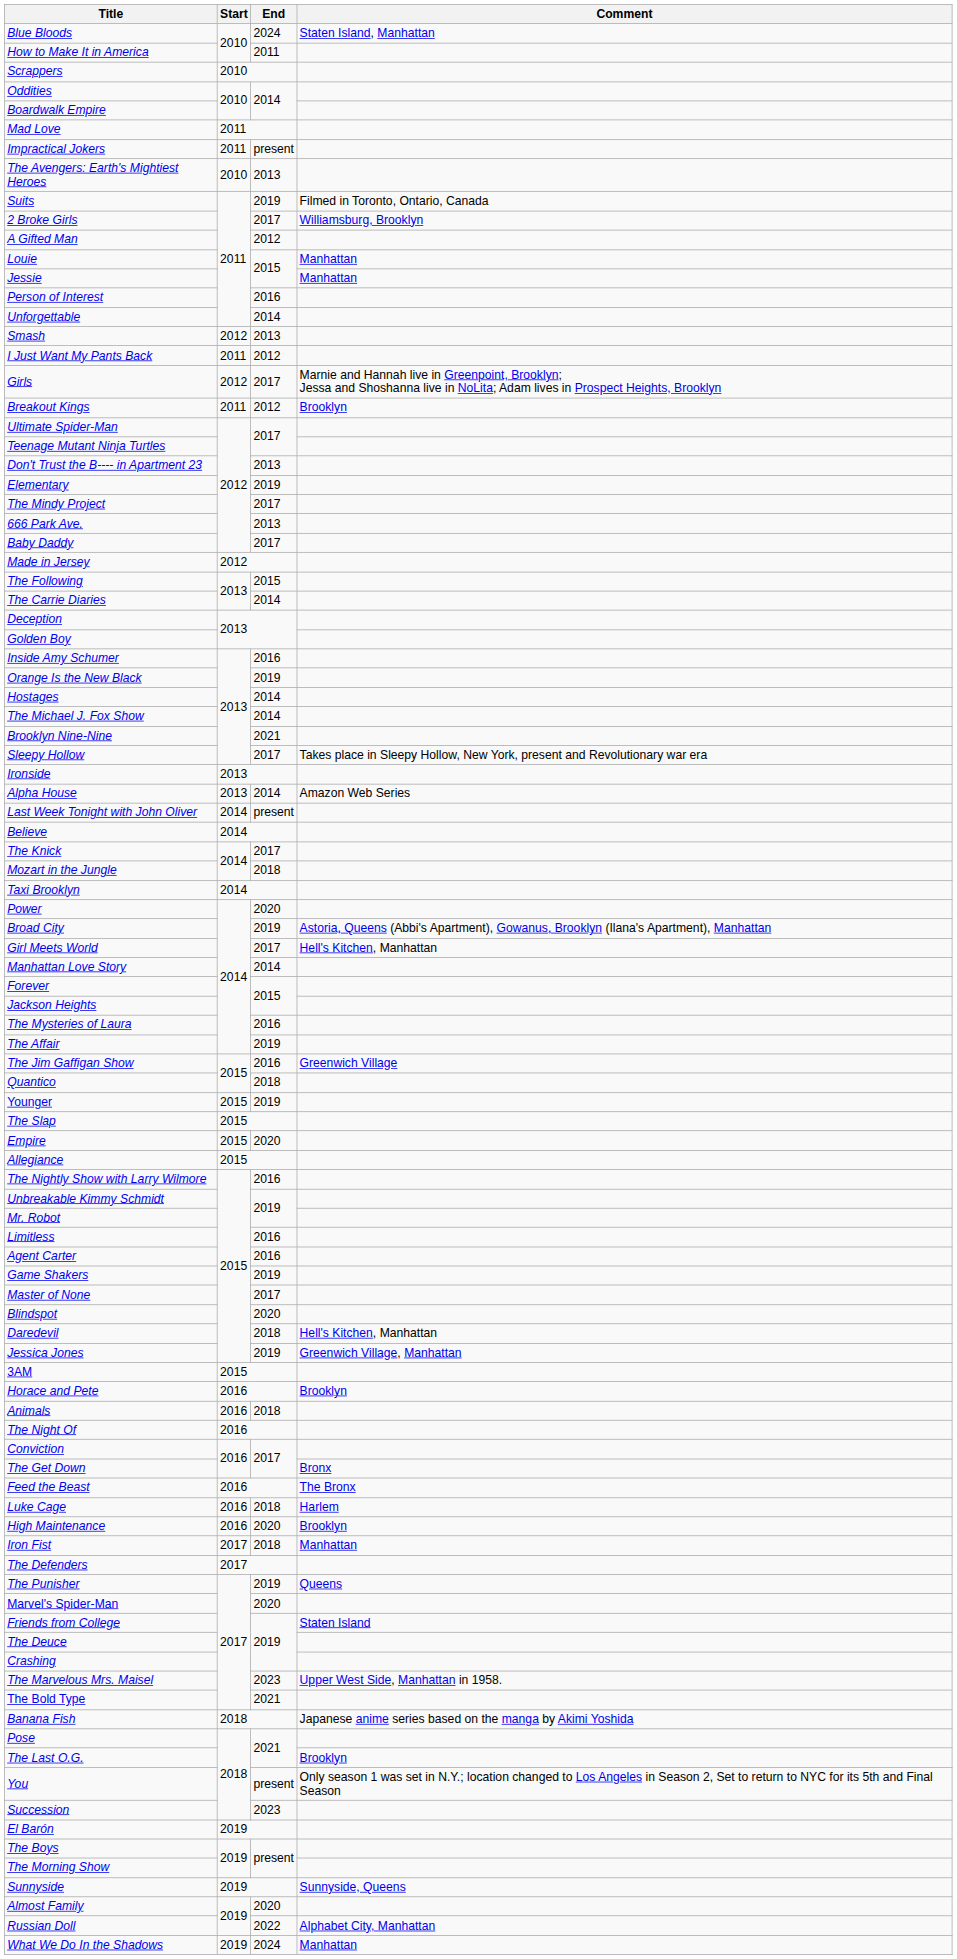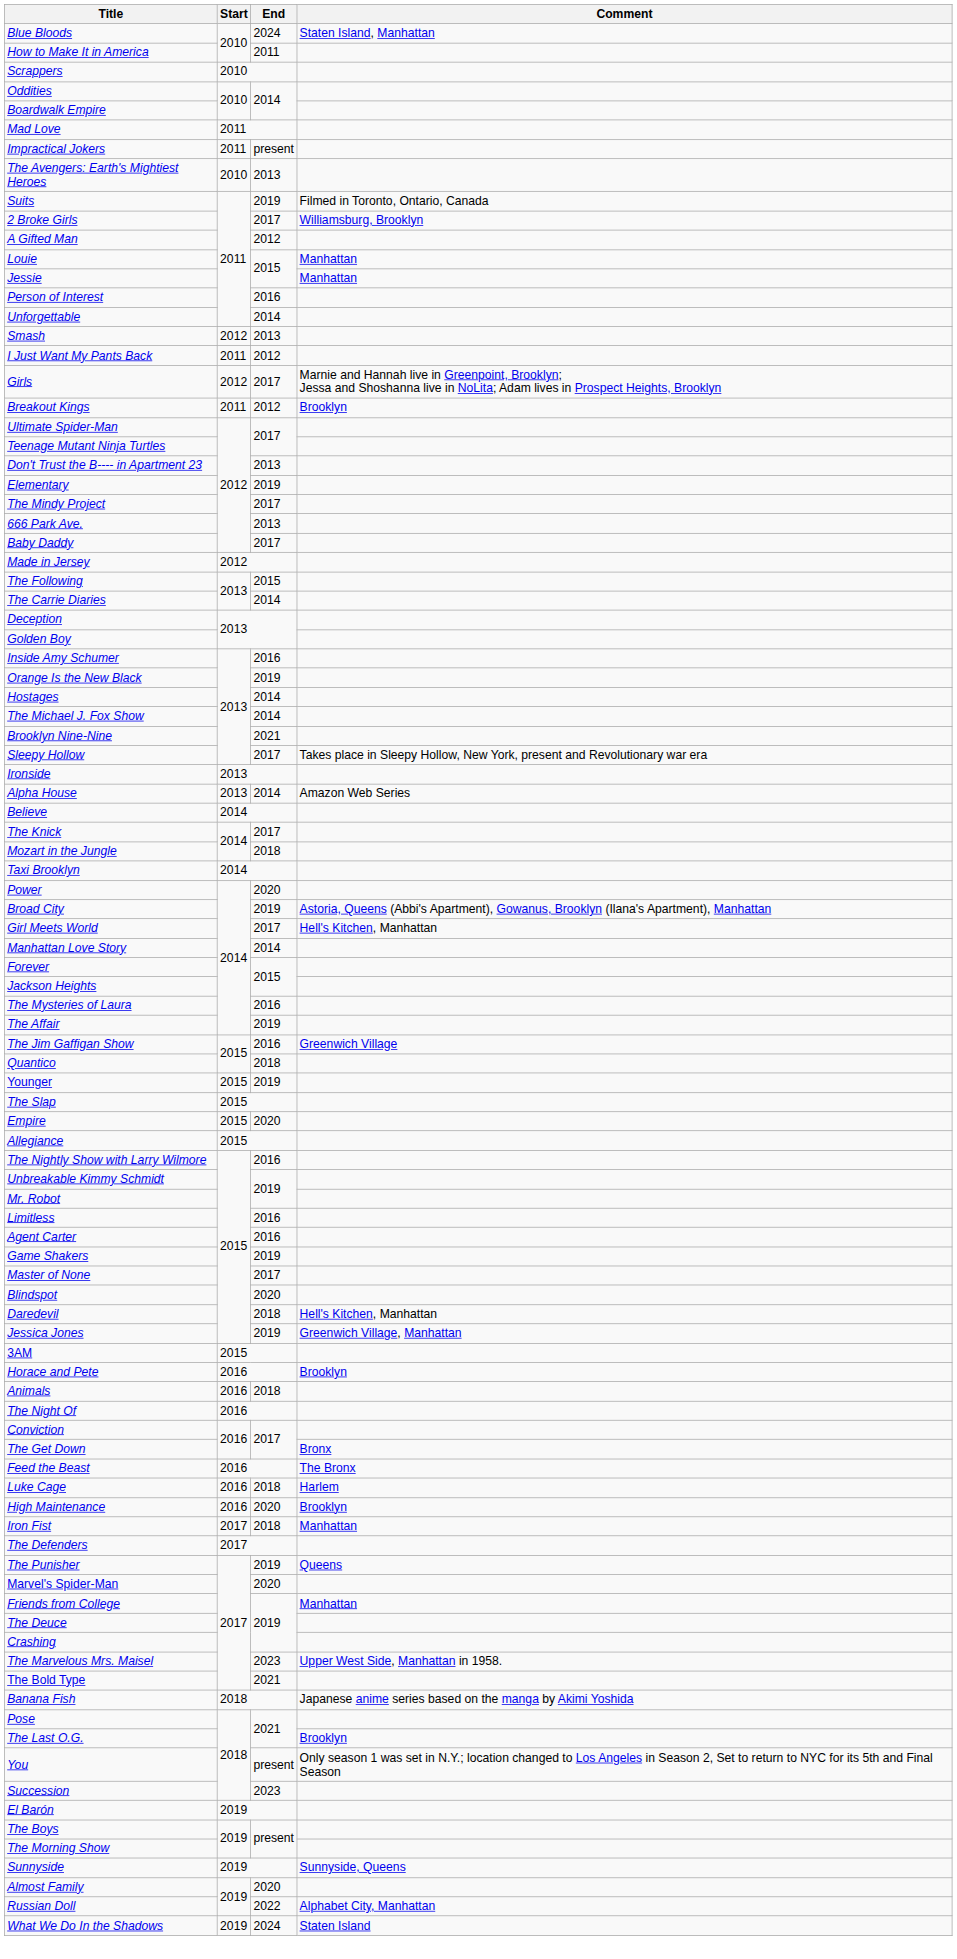- row: (102, 812)
(335, 1622) Staten Island -> (328, 1603) Manhattan
(328, 1945) Manhattan -> (335, 1925) Staten Island
